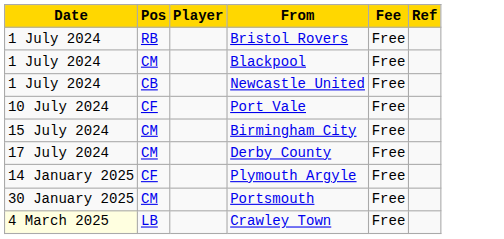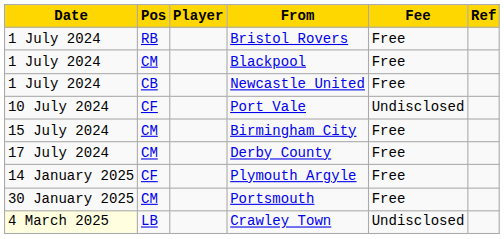(389, 108) Free -> (418, 108) Undisclosed
(389, 222) Free -> (418, 222) Undisclosed
